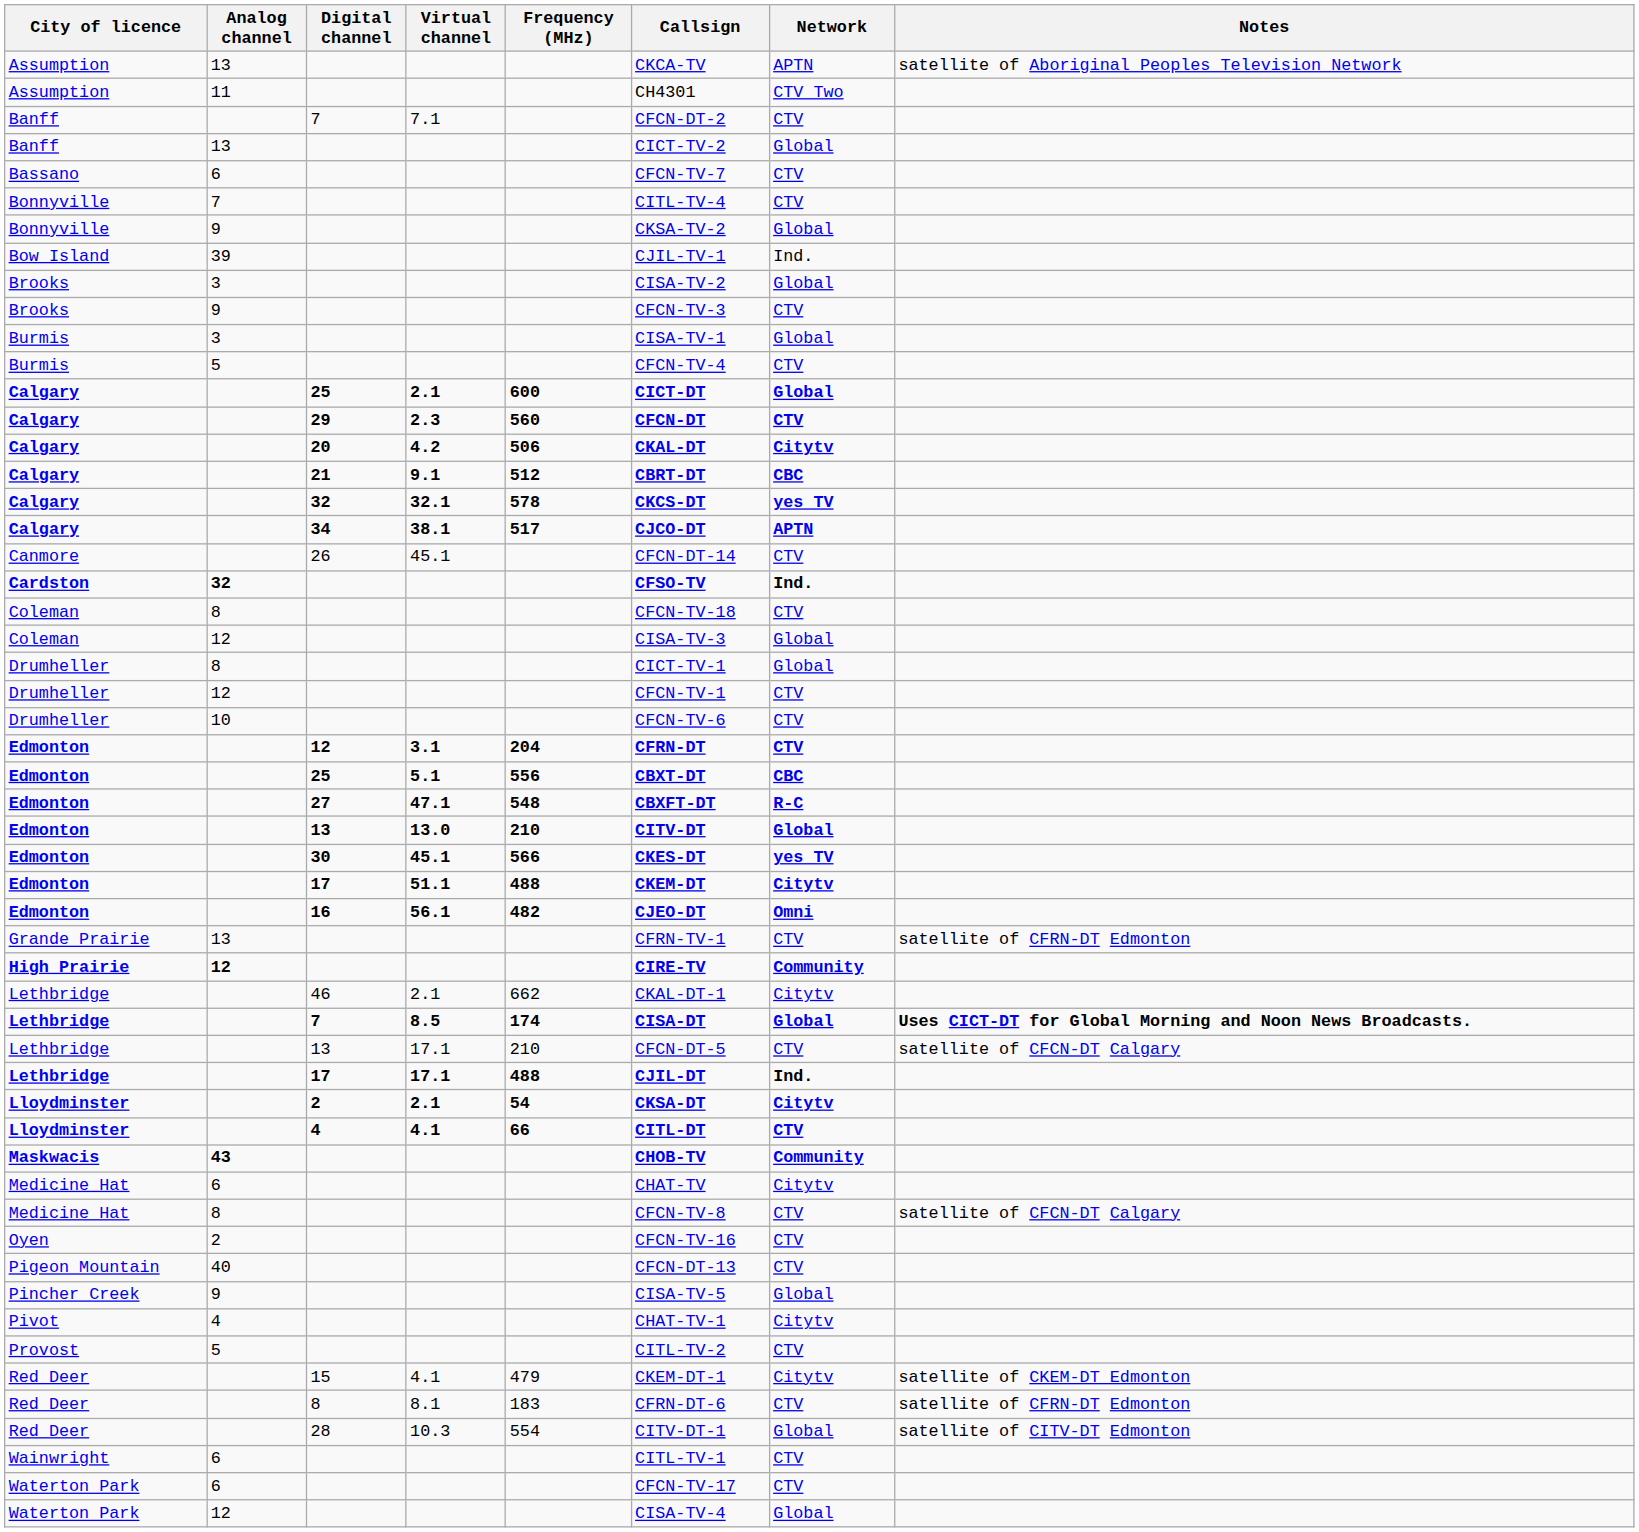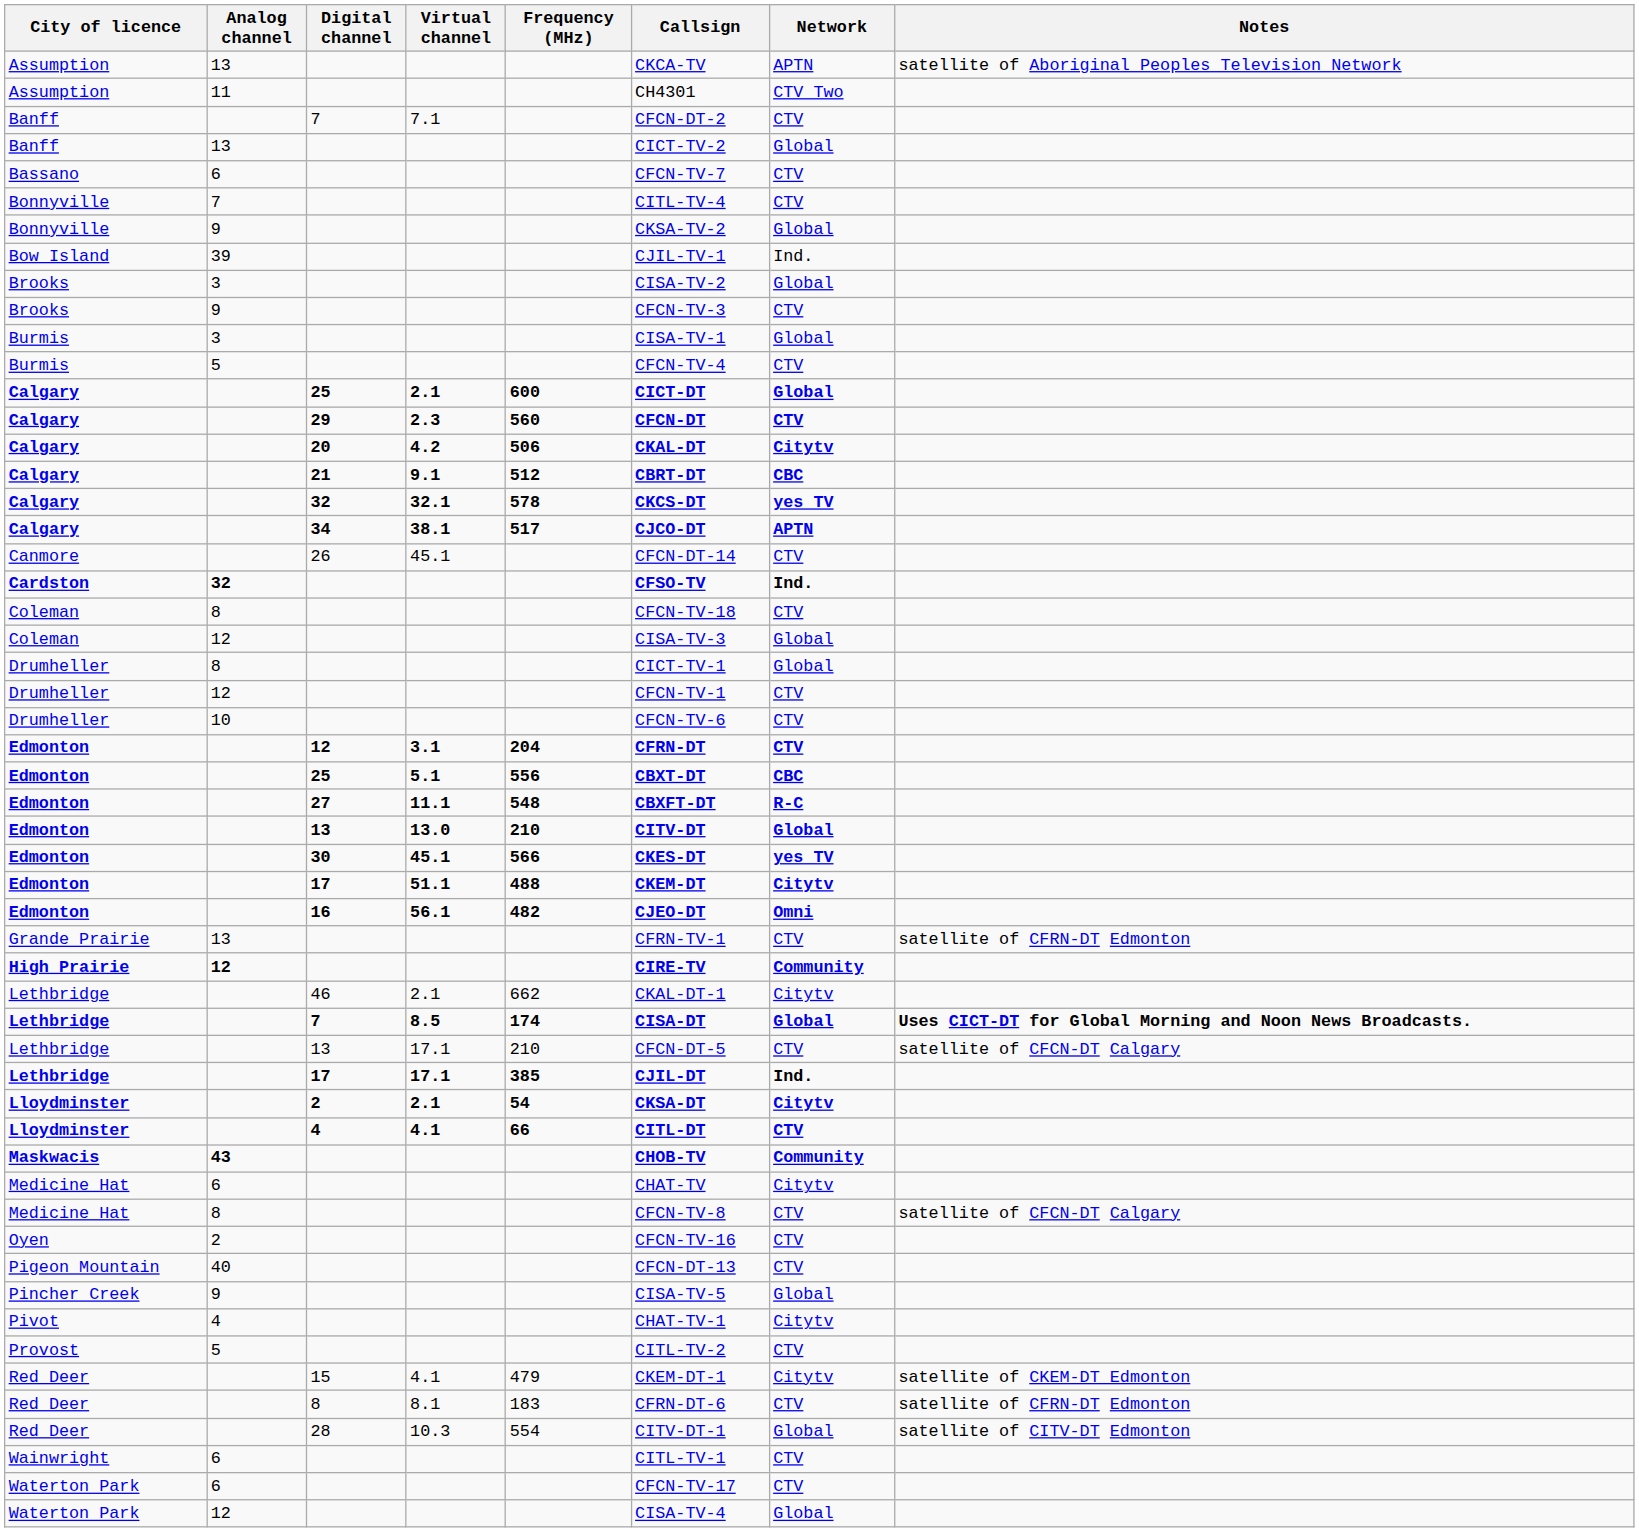(430, 803) 47.1 -> (430, 803) 11.1
(525, 1076) 488 -> (525, 1076) 385
